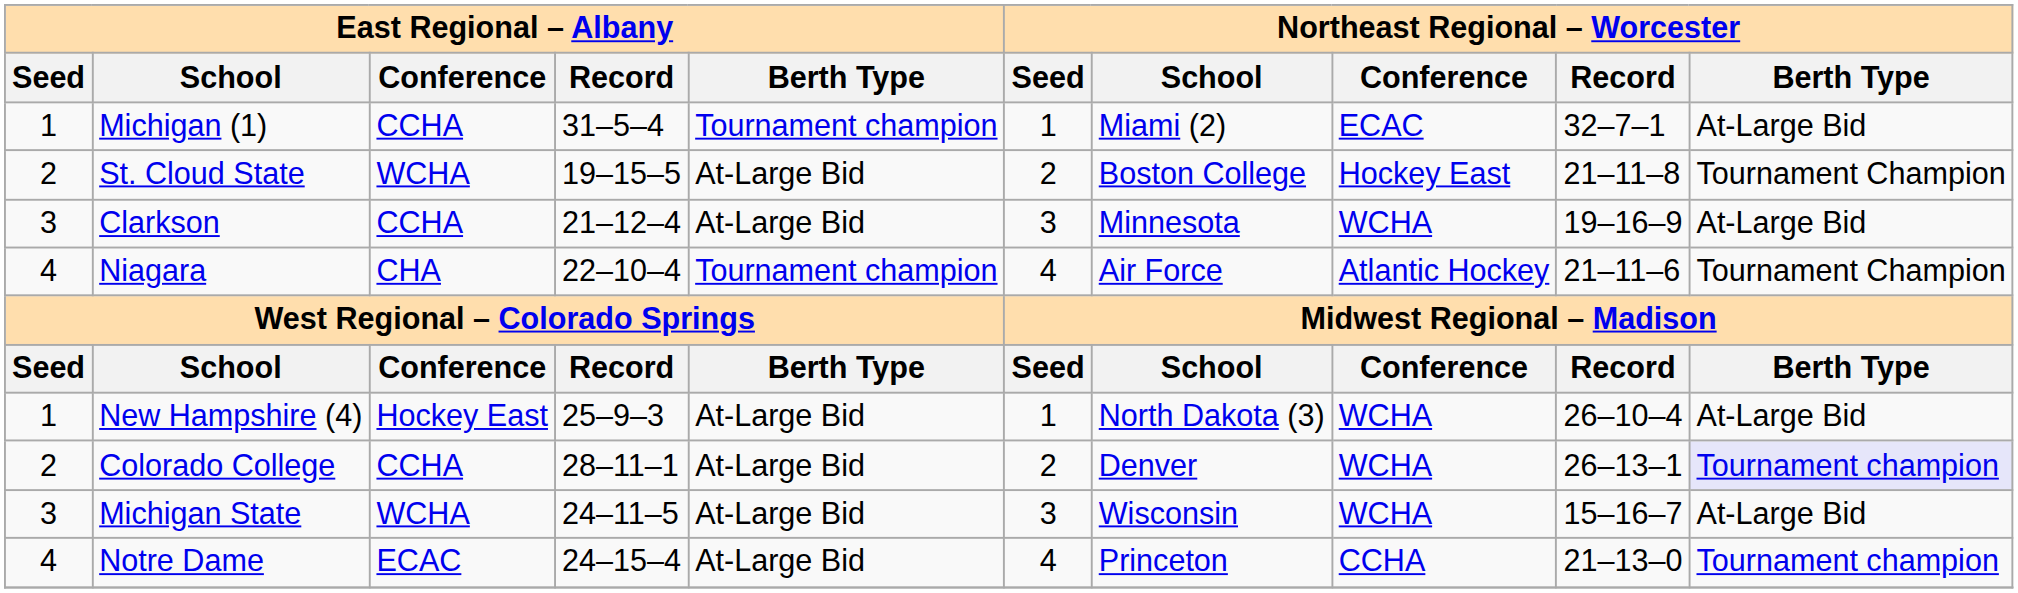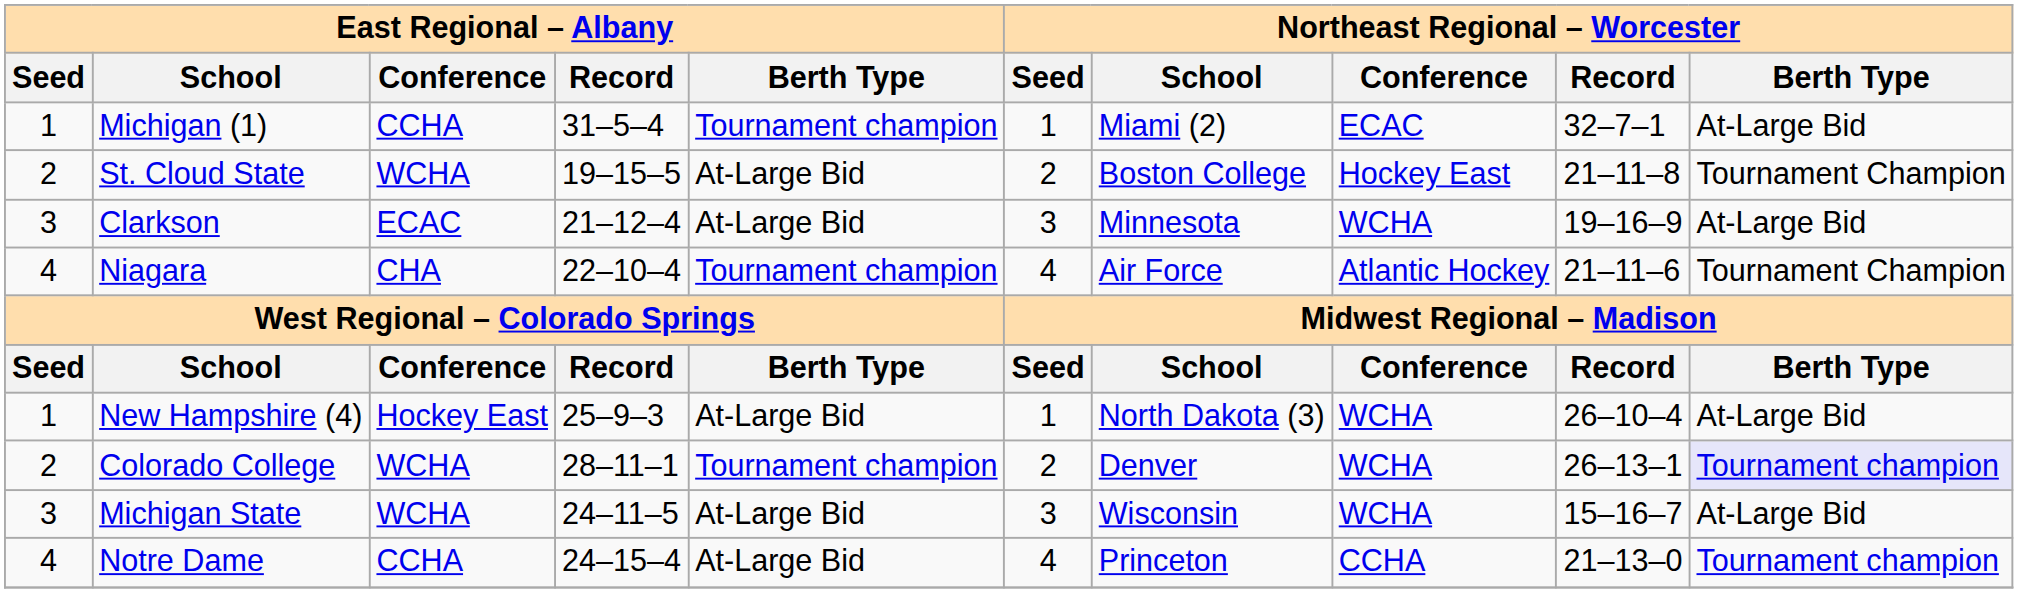(420, 222) CCHA -> (419, 222) ECAC
(420, 464) CCHA -> (423, 464) WCHA
(780, 464) At-Large Bid -> (846, 464) Tournament champion
(419, 561) ECAC -> (420, 561) CCHA
